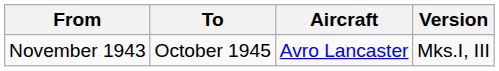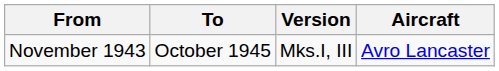columns swapped: (344, 19) <-> (454, 19)
